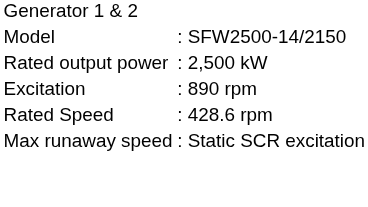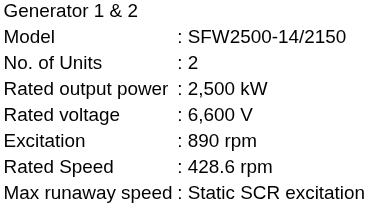+ row: (53, 62)
+ row: (62, 114)
